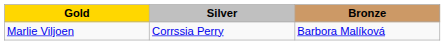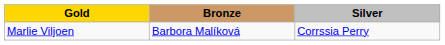columns swapped: (222, 13) <-> (367, 13)
